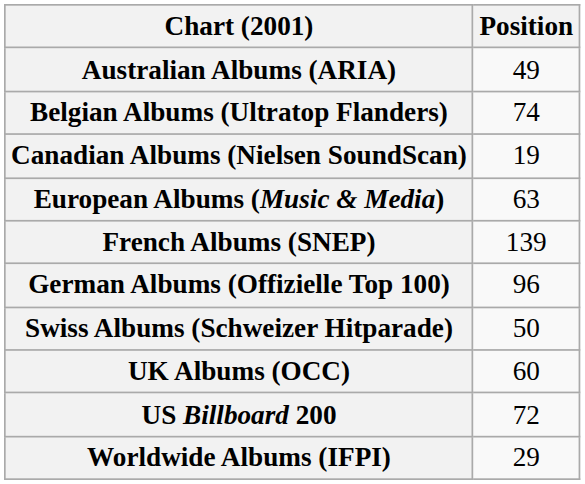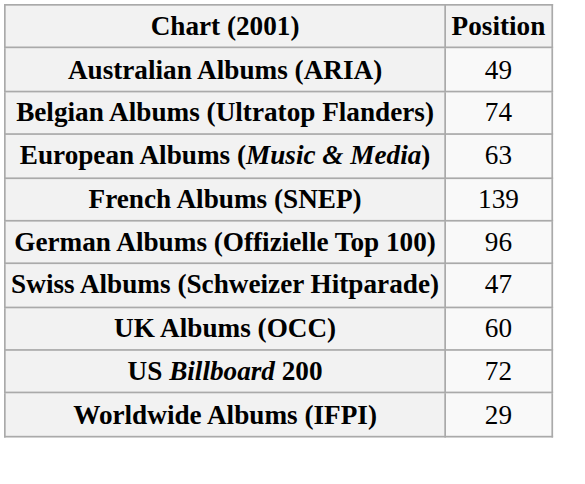- row: (239, 155)
(526, 328) 50 -> (498, 284) 47
